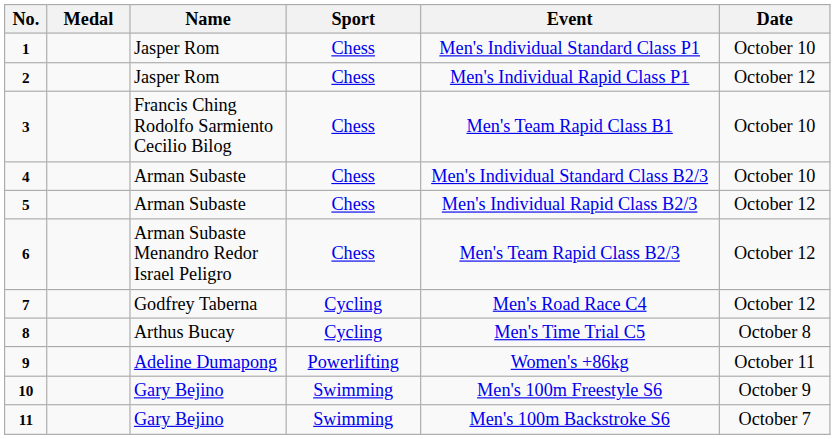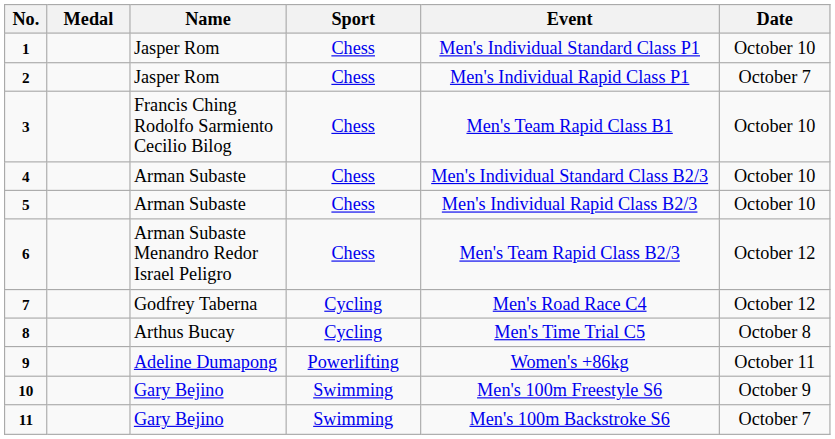(775, 76) October 12 -> (775, 76) October 7
(775, 204) October 12 -> (775, 204) October 10
